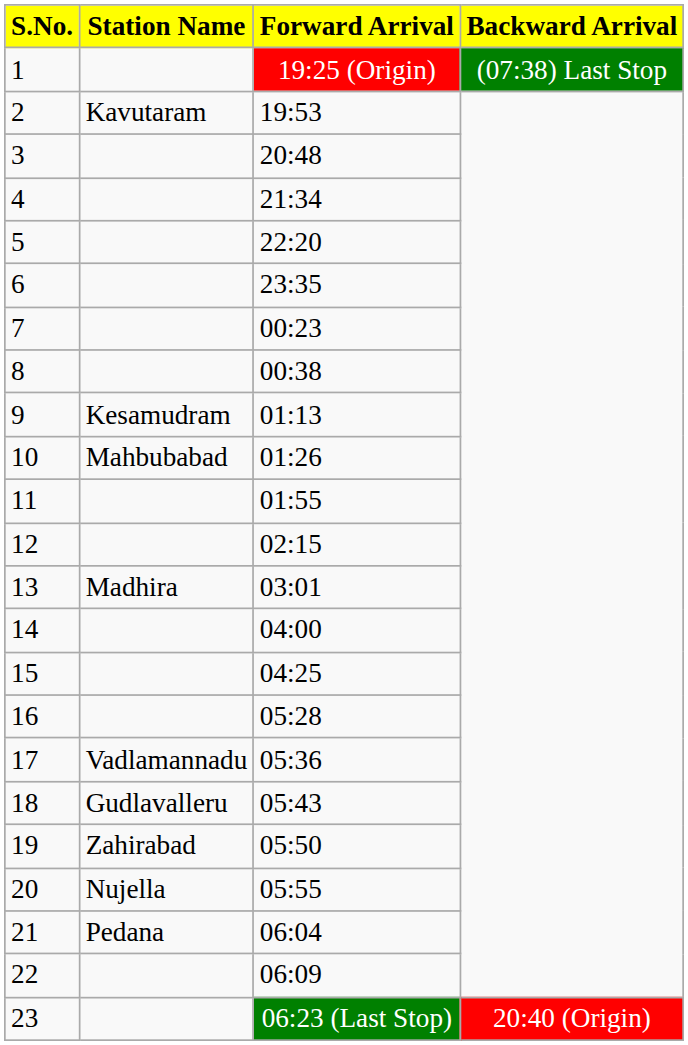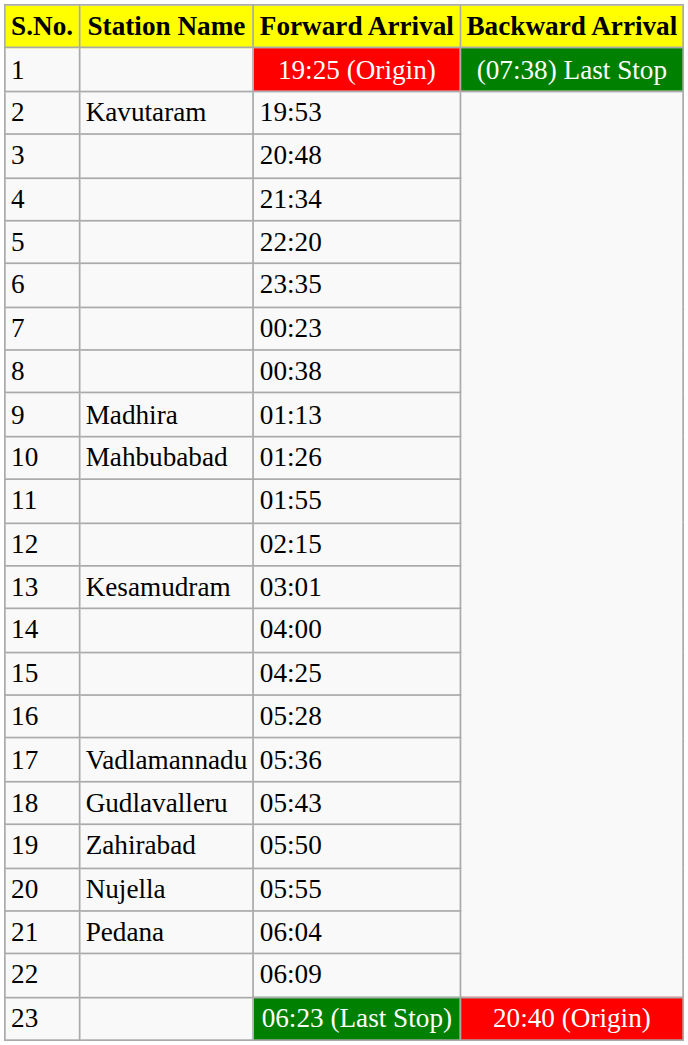(158, 414) Kesamudram -> (132, 414) Madhira
(132, 586) Madhira -> (158, 586) Kesamudram
